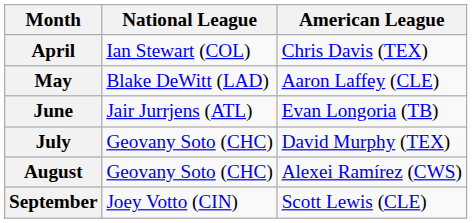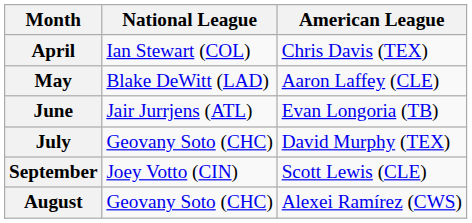rows swapped: (53, 171) <-> (53, 202)
